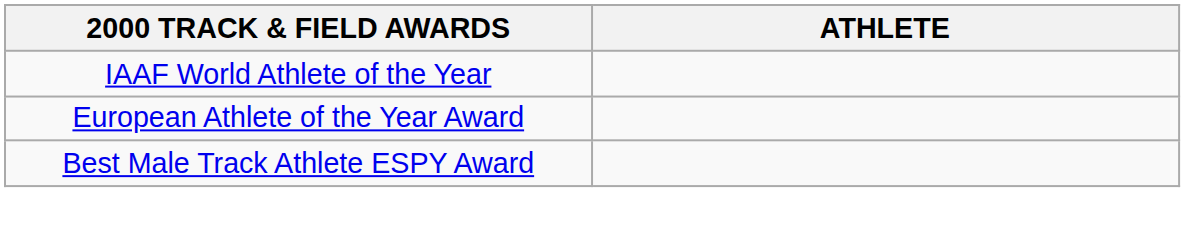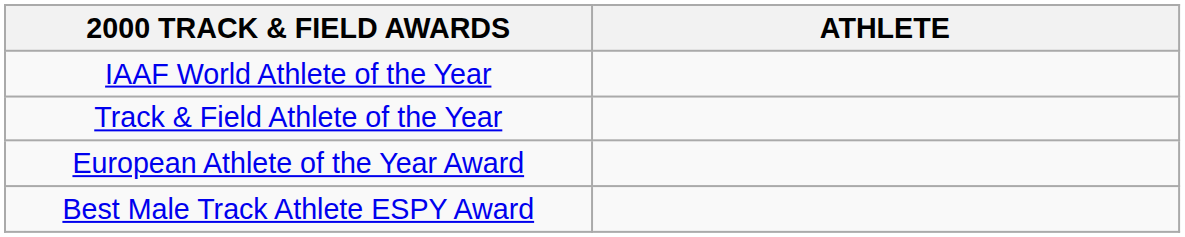+ row: (298, 119)
